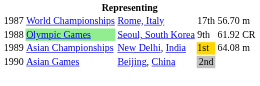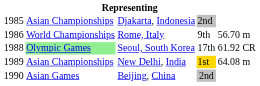+ row: (156, 21)
(14, 21) 1987 -> (14, 34) 1986
(206, 21) 17th -> (204, 34) 9th
(204, 34) 9th -> (206, 48) 17th
